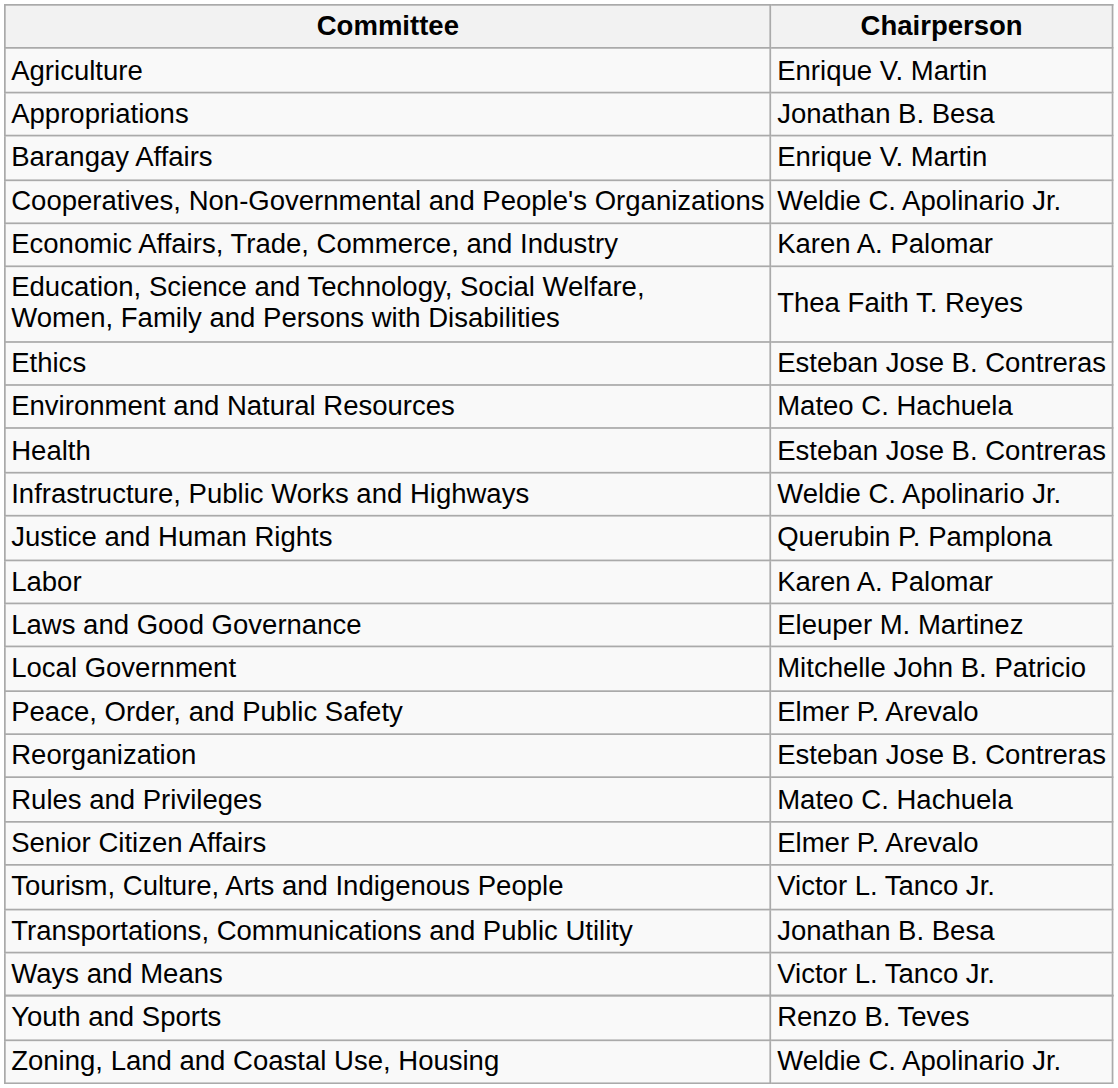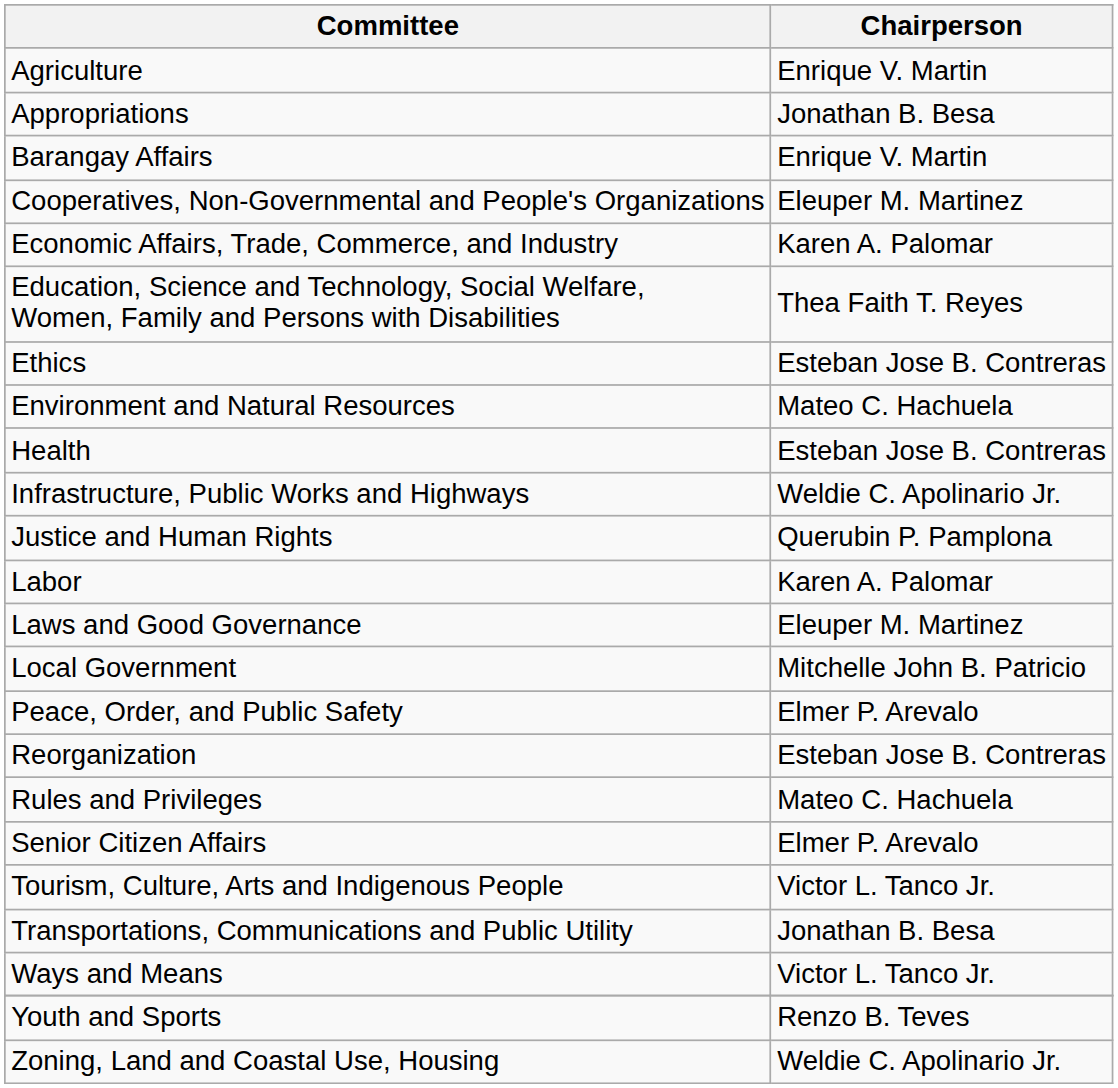(919, 200) Weldie C. Apolinario Jr. -> (900, 200) Eleuper M. Martinez
